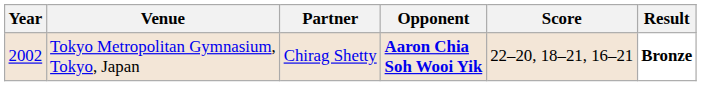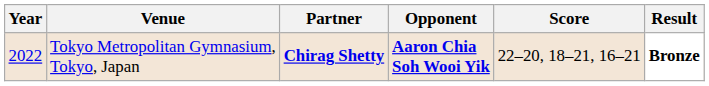(25, 56) 2002 -> (25, 56) 2022
(330, 56) normal -> (334, 56) bold
